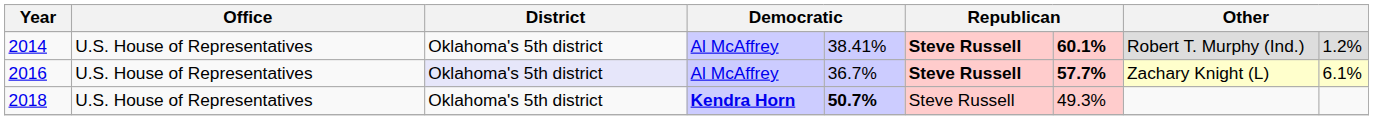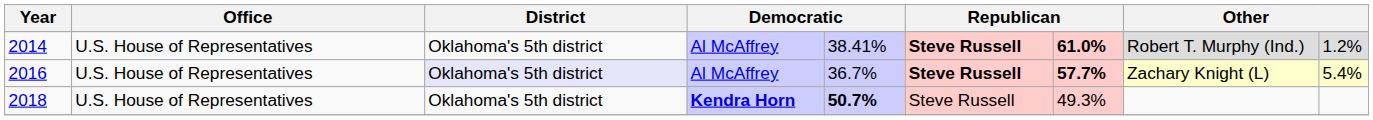(1081, 45) 60.1% -> (1081, 45) 61.0%
(1342, 73) 6.1% -> (1342, 73) 5.4%
